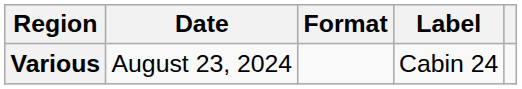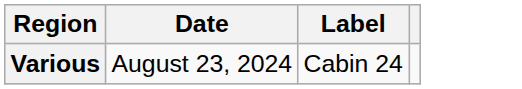- column: (346, 24)
